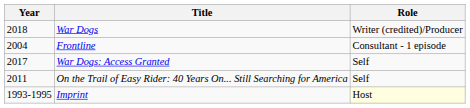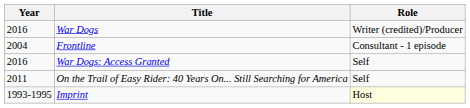(17, 29) 2018 -> (17, 29) 2016
(17, 62) 2017 -> (17, 62) 2016
